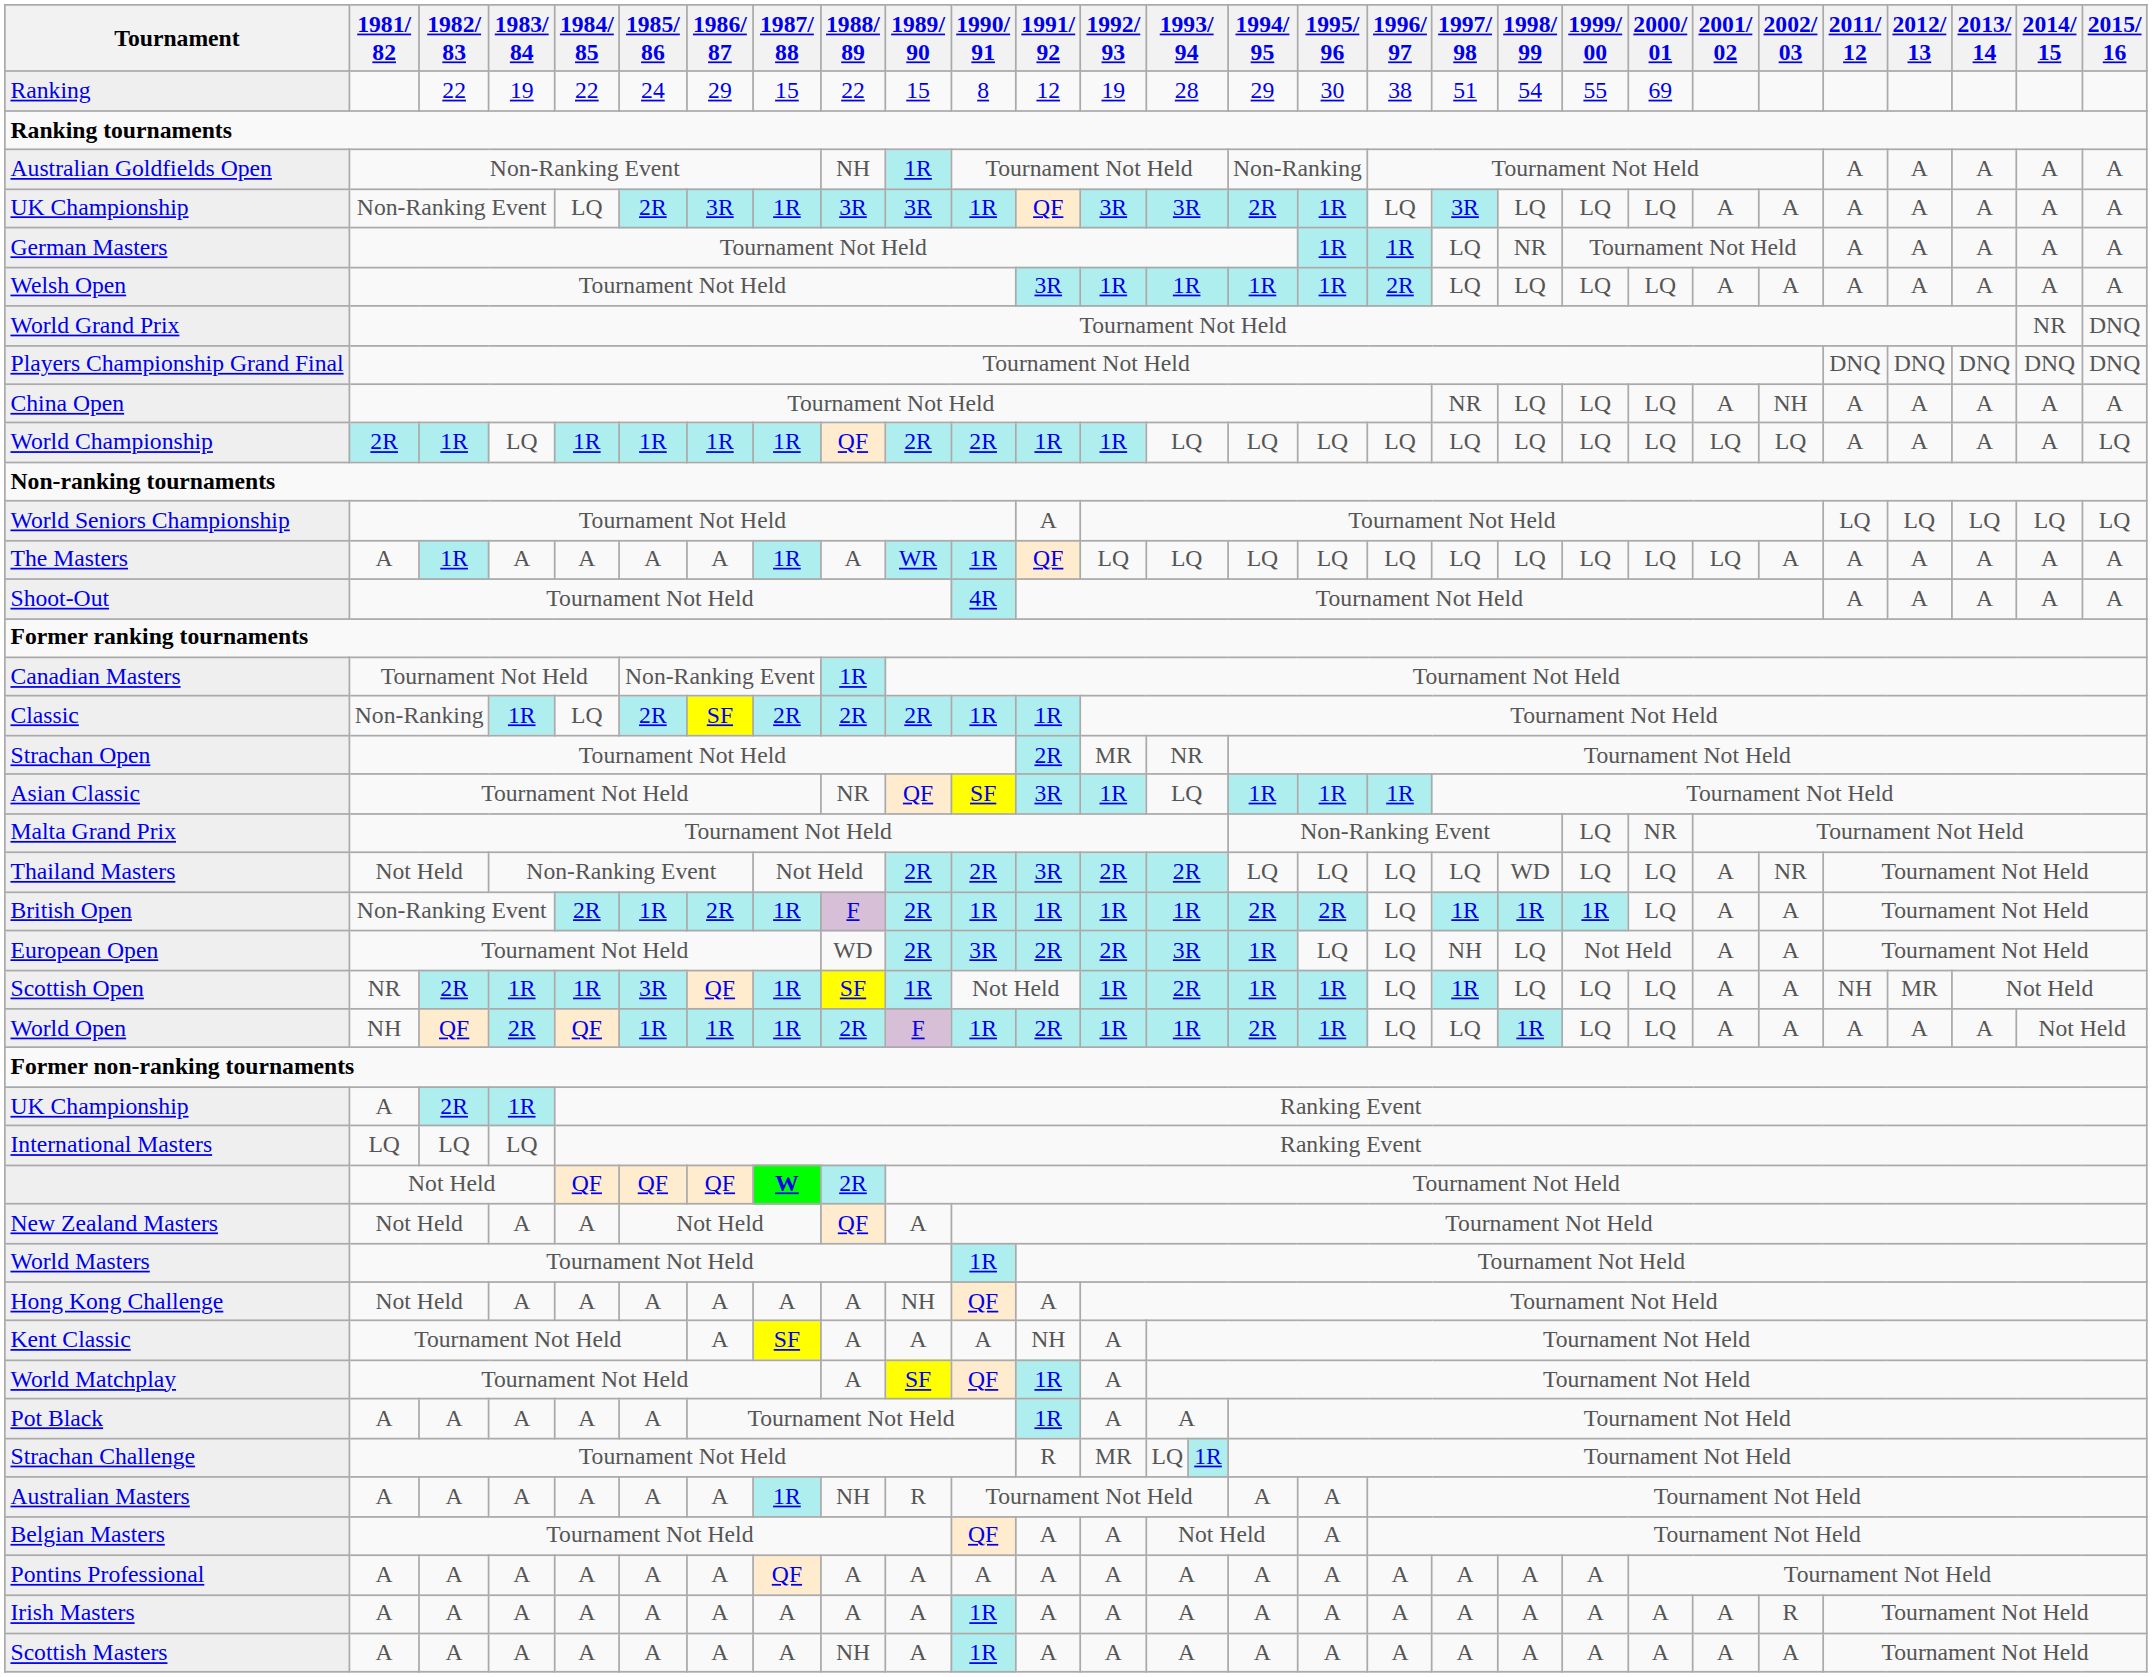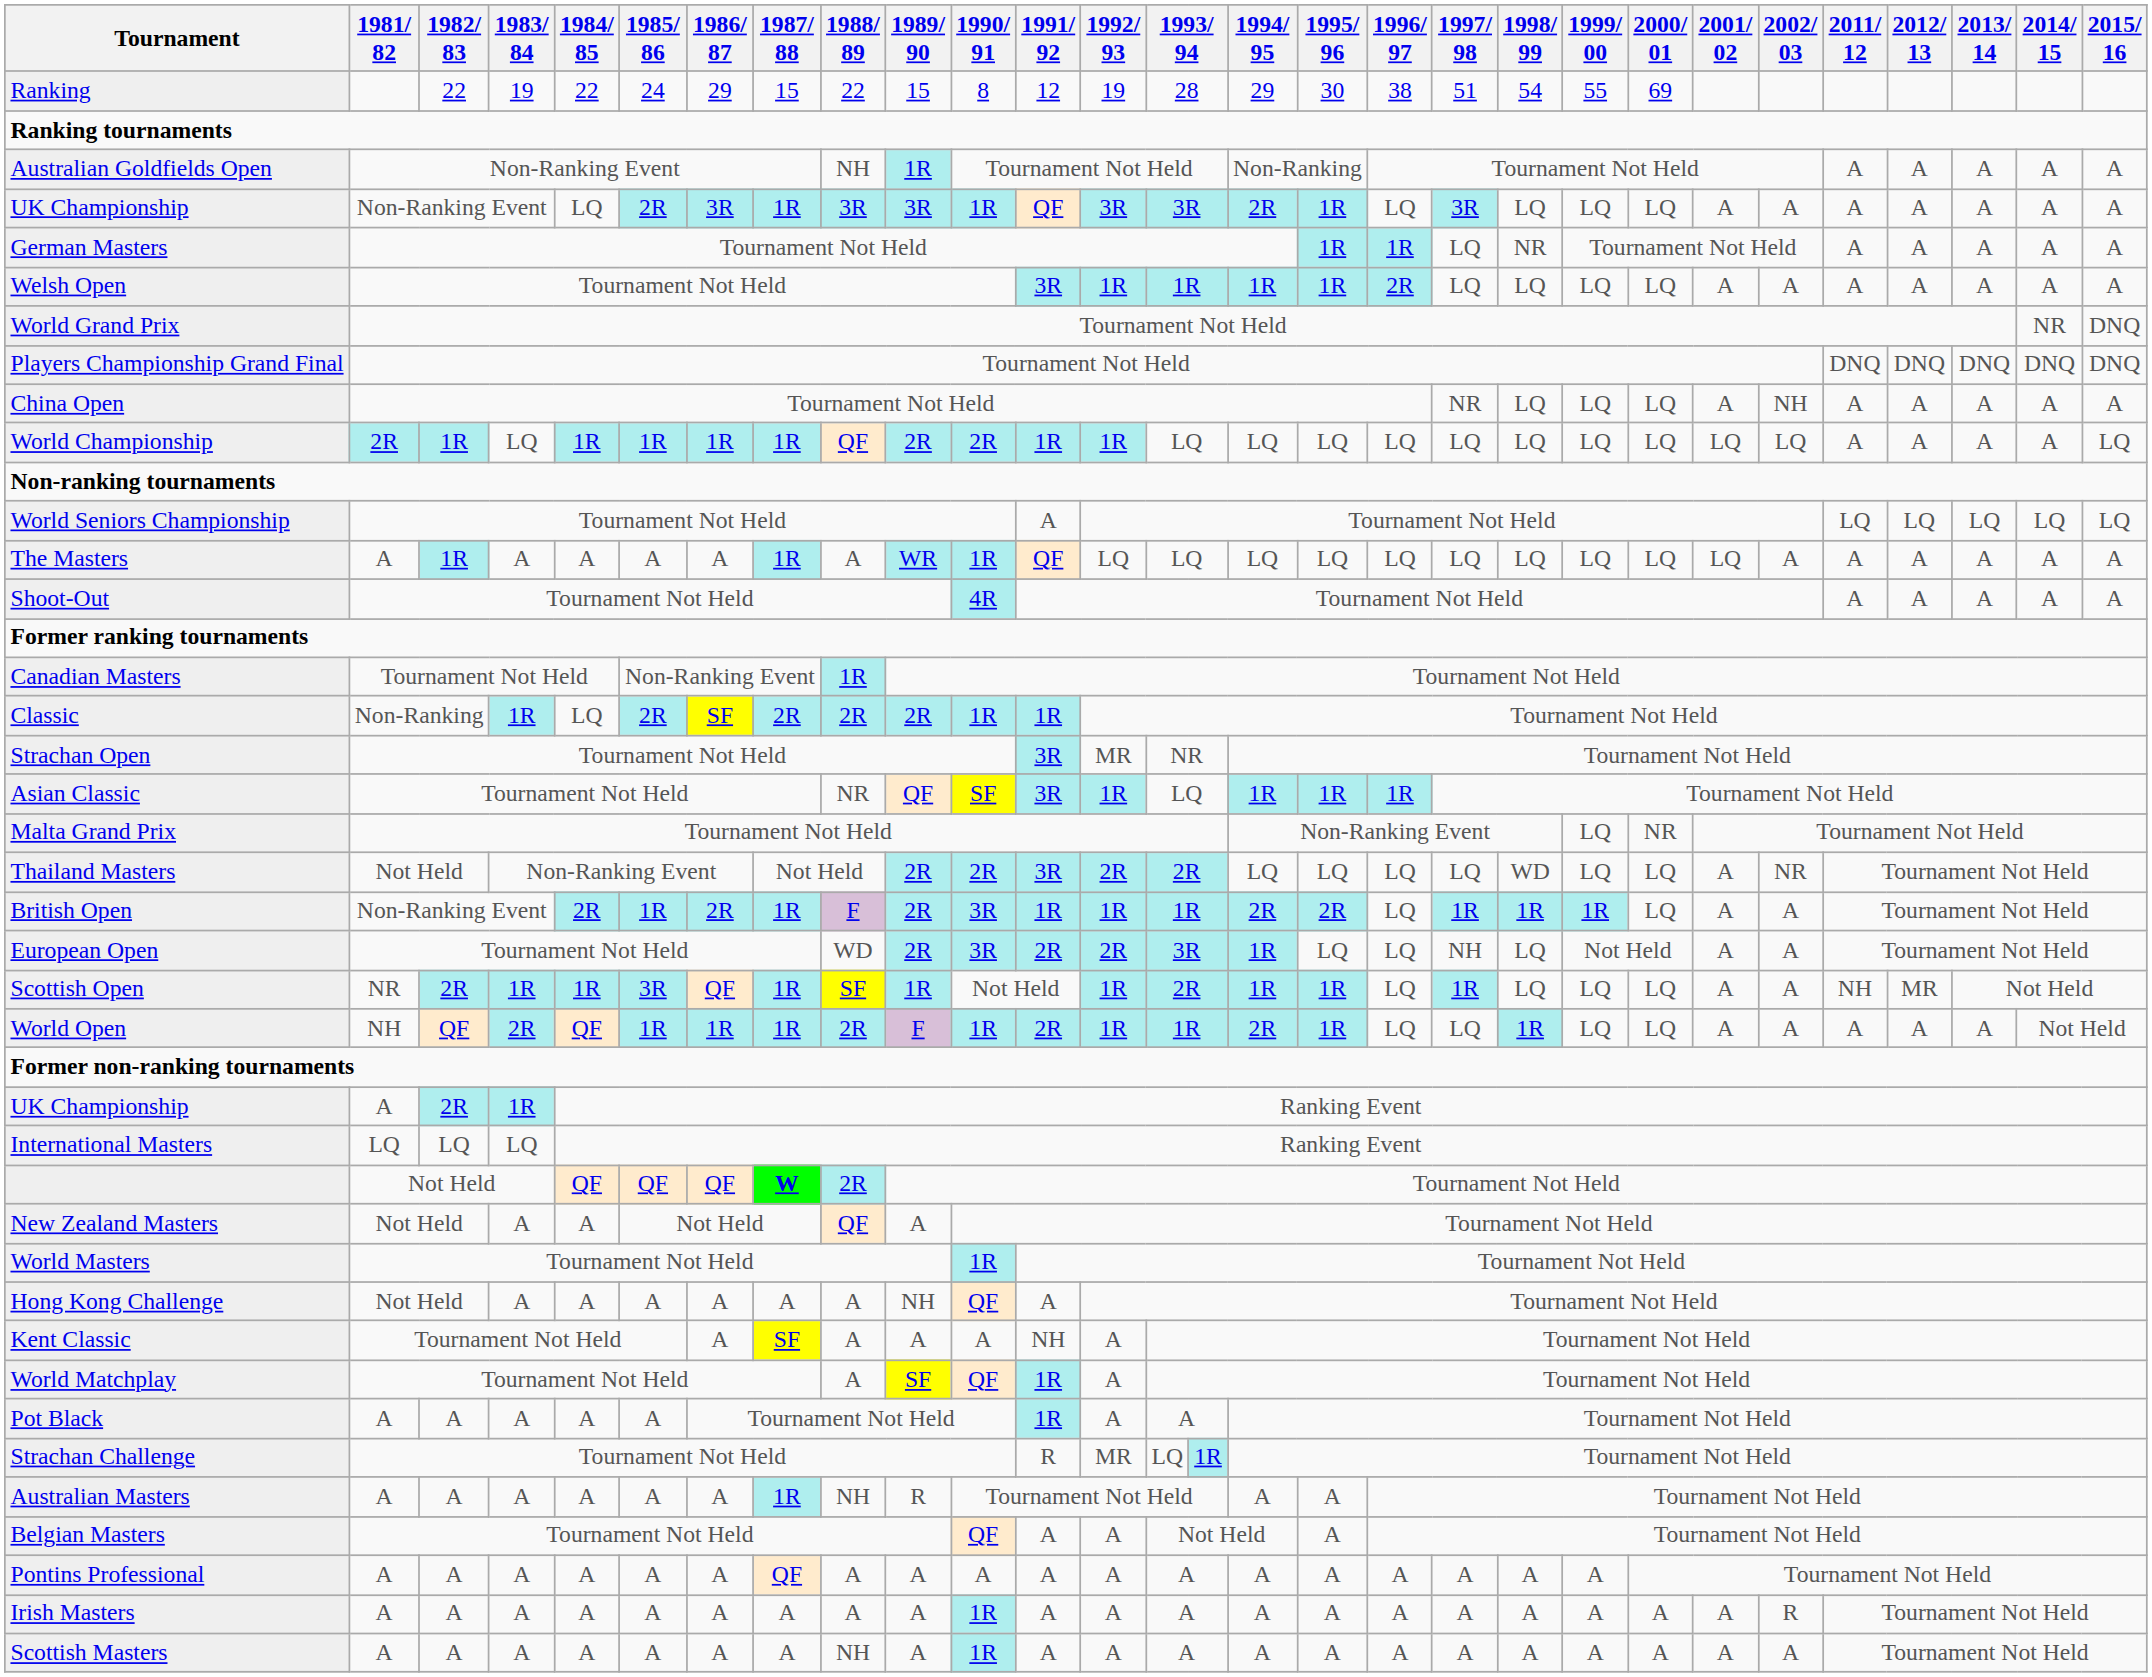(1048, 754) 2R -> (1048, 754) 3R
(983, 910) 1R -> (983, 910) 3R
